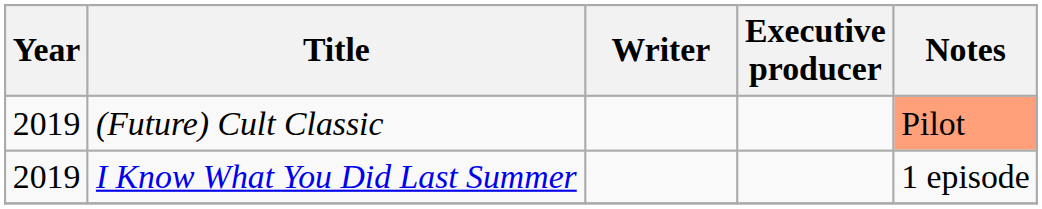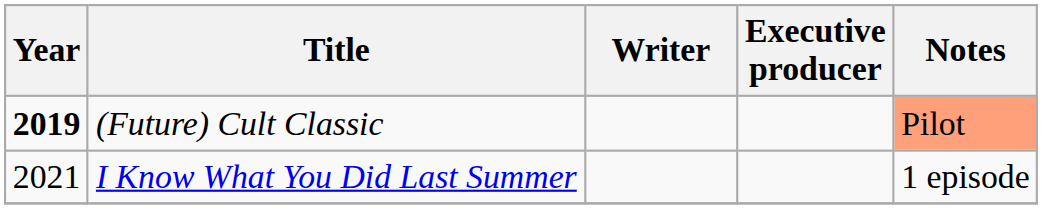(47, 122) normal -> (47, 122) bold
(47, 176) 2019 -> (47, 176) 2021
